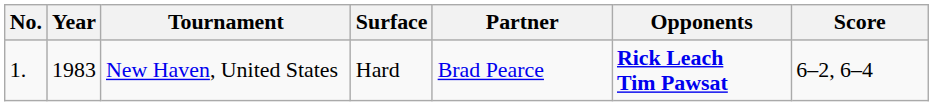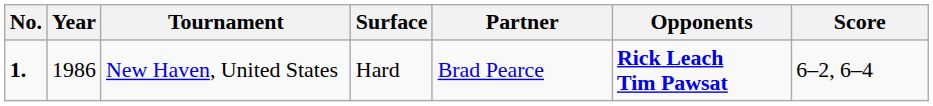(18, 69) normal -> (18, 69) bold
(74, 69) 1983 -> (74, 69) 1986
